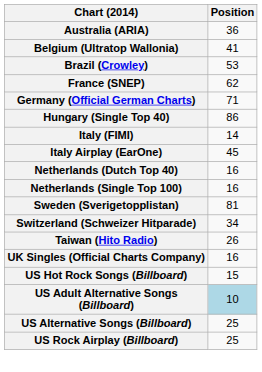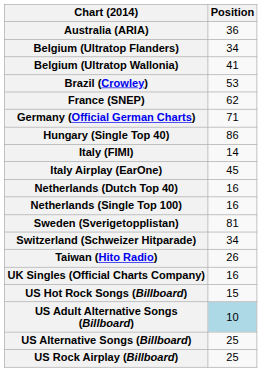+ row: (106, 48)
